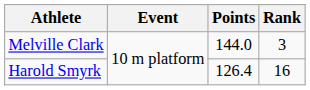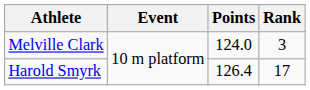(234, 45) 144.0 -> (234, 45) 124.0
(282, 71) 16 -> (282, 71) 17
